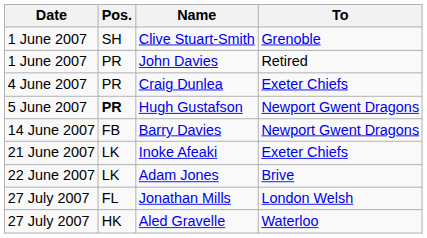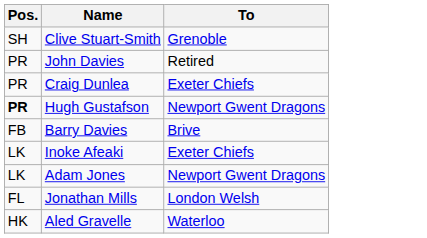- column: (51, 15)
(340, 130) Newport Gwent Dragons -> (184, 130) Brive
(278, 175) Brive -> (246, 175) Newport Gwent Dragons
